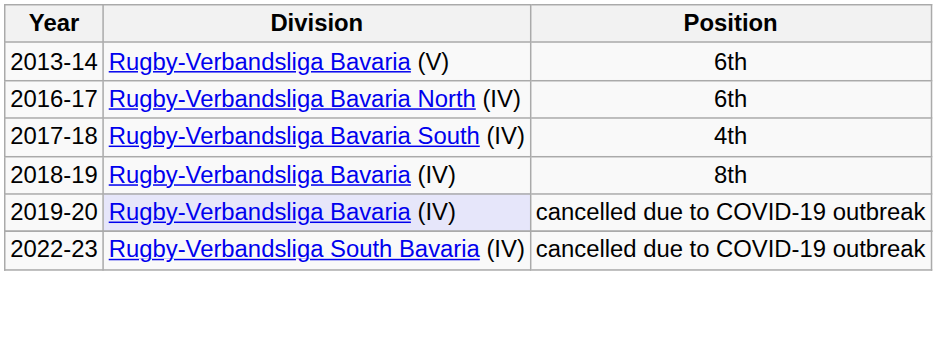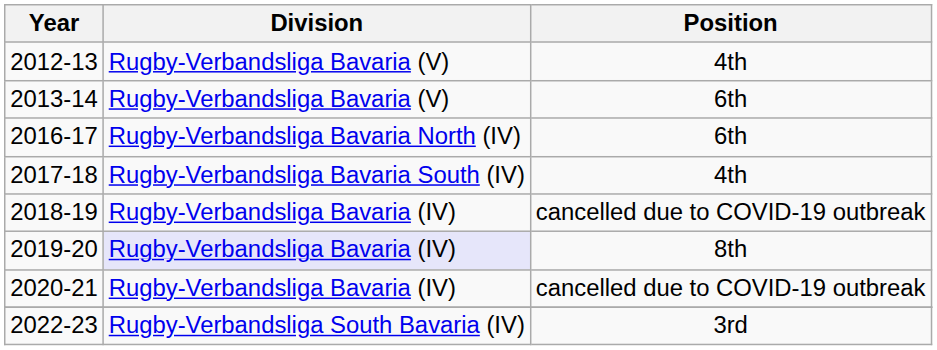+ row: (54, 61)
(731, 174) 8th -> (731, 212) cancelled due to COVID-19 outbreak
(731, 212) cancelled due to COVID-19 outbreak -> (731, 250) 8th
+ row: (54, 288)
(731, 250) cancelled due to COVID-19 outbreak -> (731, 325) 3rd
